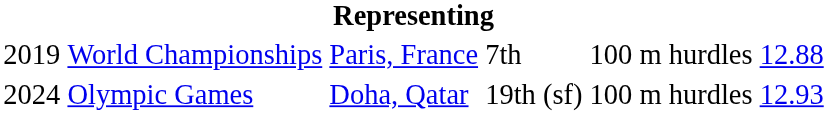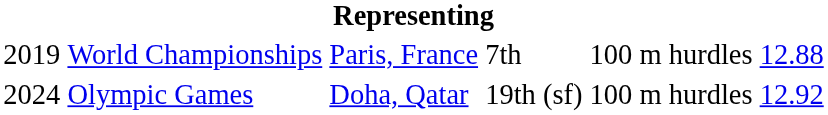(792, 94) 12.93 -> (792, 94) 12.92
